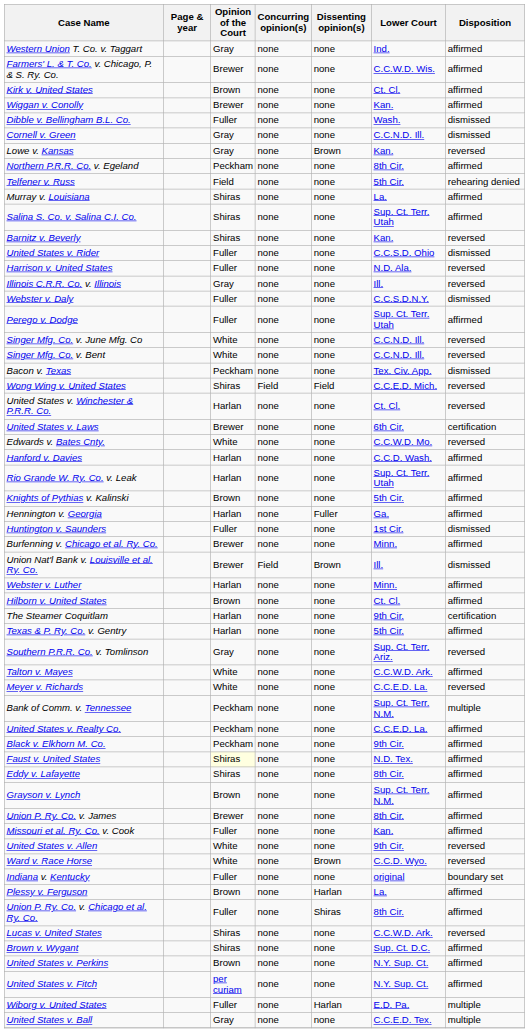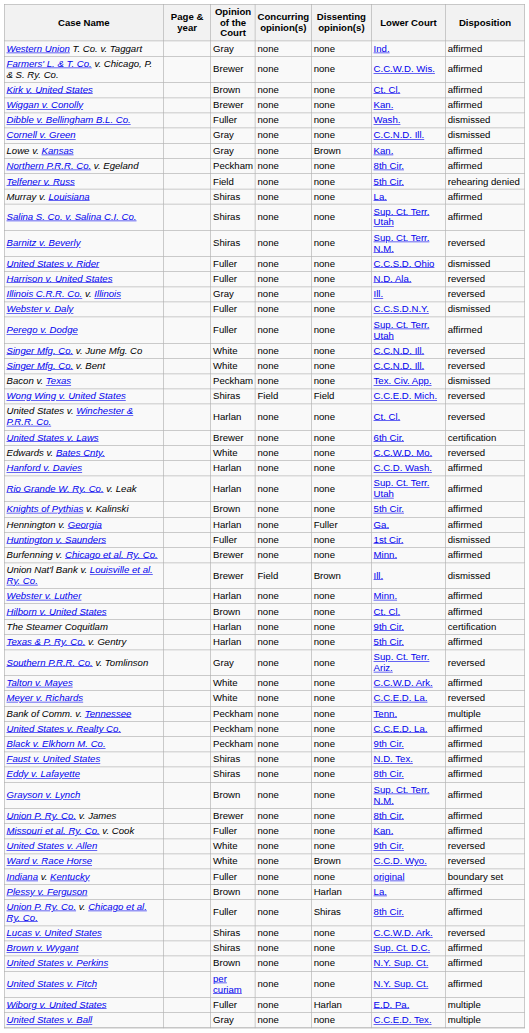(466, 151) reversed -> (465, 151) affirmed
(383, 238) Kan. -> (401, 243) Sup. Ct. Terr. N.M.
(401, 708) Sup. Ct. Terr. N.M. -> (385, 713) Tenn.
(227, 759) lightyellow background -> (227, 759) no background
